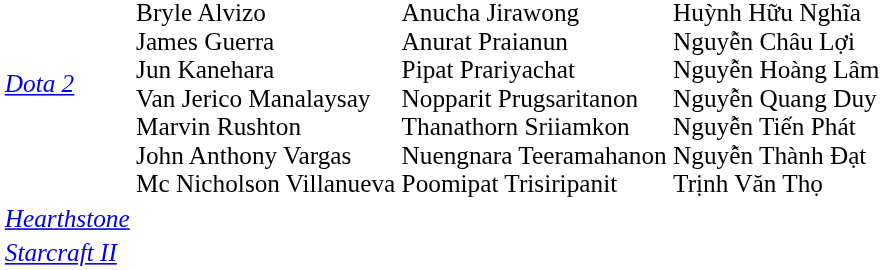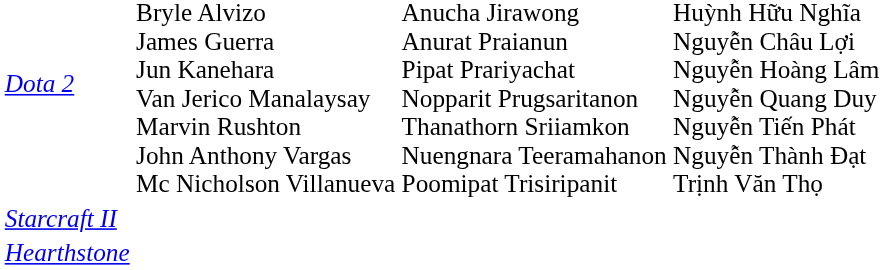rows swapped: (61, 253) <-> (67, 218)
